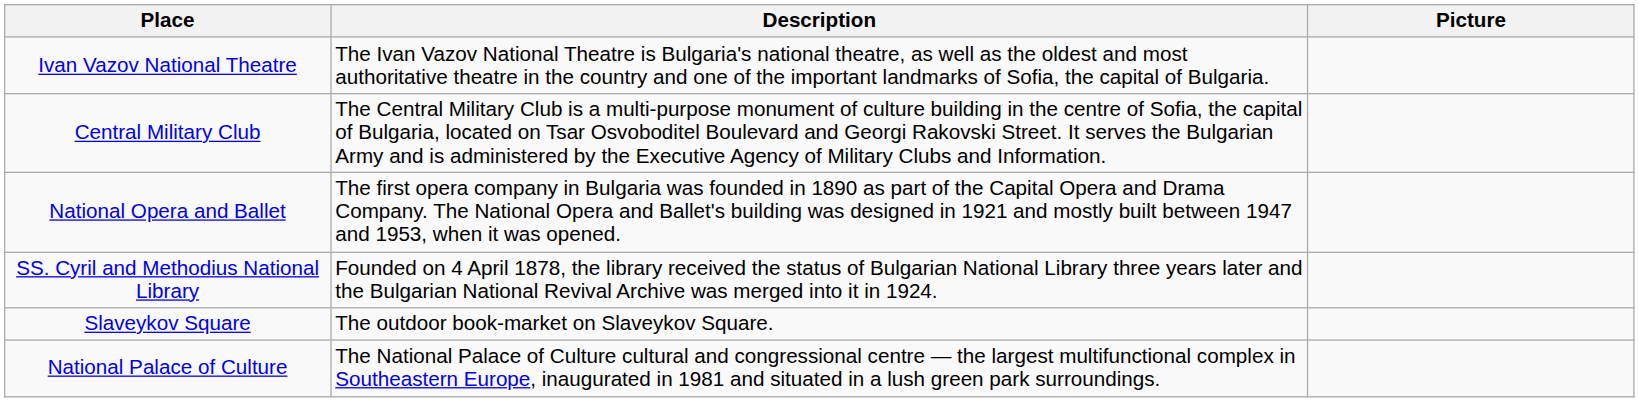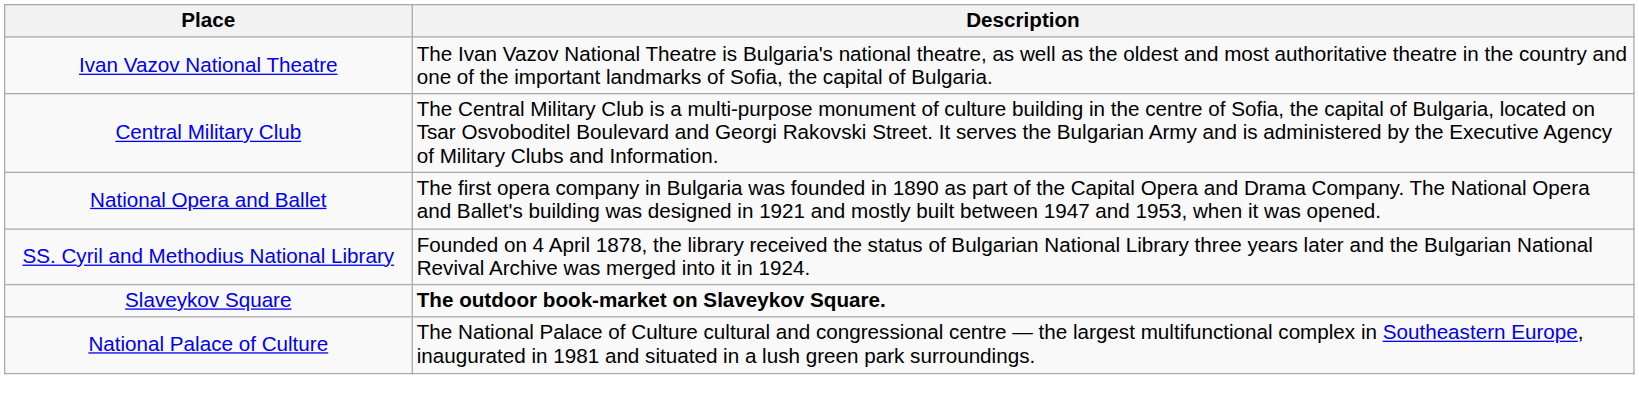- column: (1471, 20)
(554, 323) normal -> (651, 300) bold
